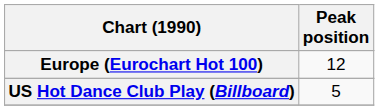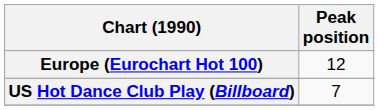(336, 91) 5 -> (336, 91) 7
